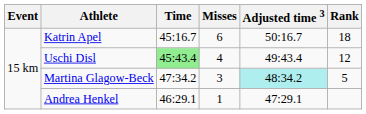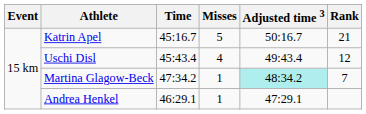(220, 38) 6 -> (220, 38) 5
(345, 38) 18 -> (345, 38) 21
(178, 58) lightgreen background -> (178, 58) no background
(220, 78) 3 -> (220, 78) 1
(345, 78) 5 -> (345, 78) 7
